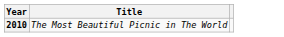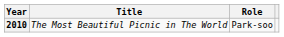+ column: (252, 11)
